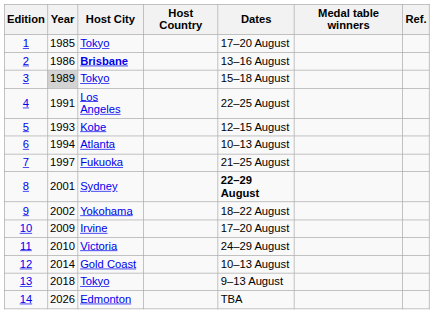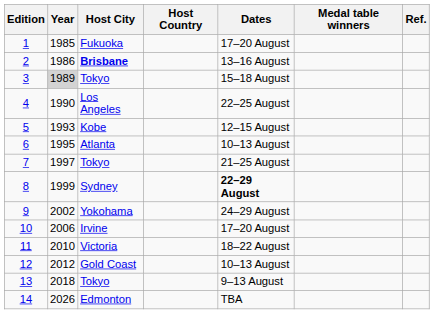(95, 43) Tokyo -> (102, 43) Fukuoka
(63, 103) 1991 -> (63, 103) 1990
(63, 145) 1994 -> (63, 145) 1995
(102, 162) Fukuoka -> (95, 162) Tokyo
(63, 186) 2001 -> (63, 186) 1999
(255, 211) 18–22 August -> (255, 211) 24–29 August
(63, 228) 2009 -> (63, 228) 2006
(255, 246) 24–29 August -> (255, 246) 18–22 August
(63, 264) 2014 -> (63, 264) 2012
